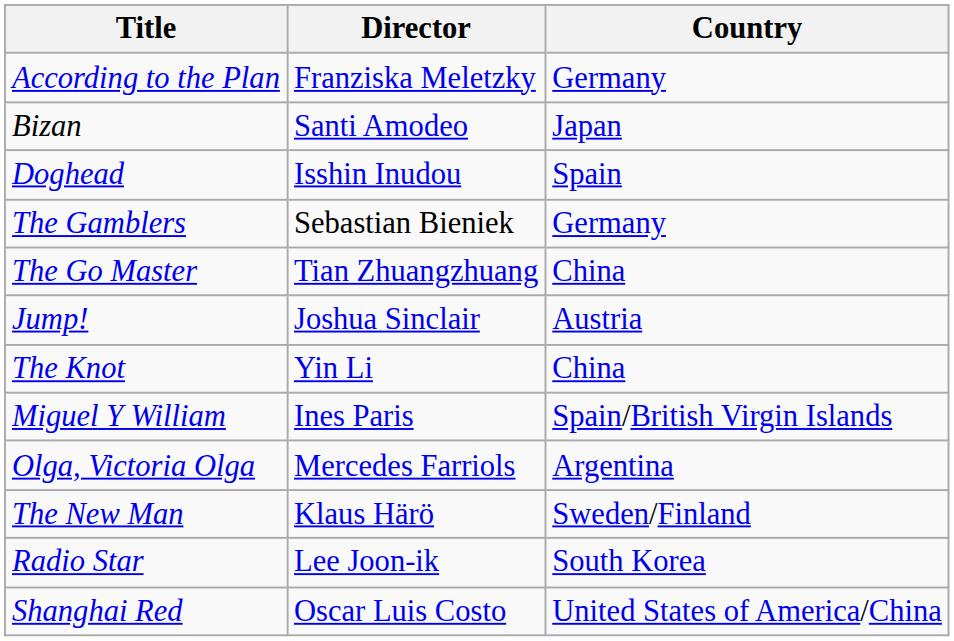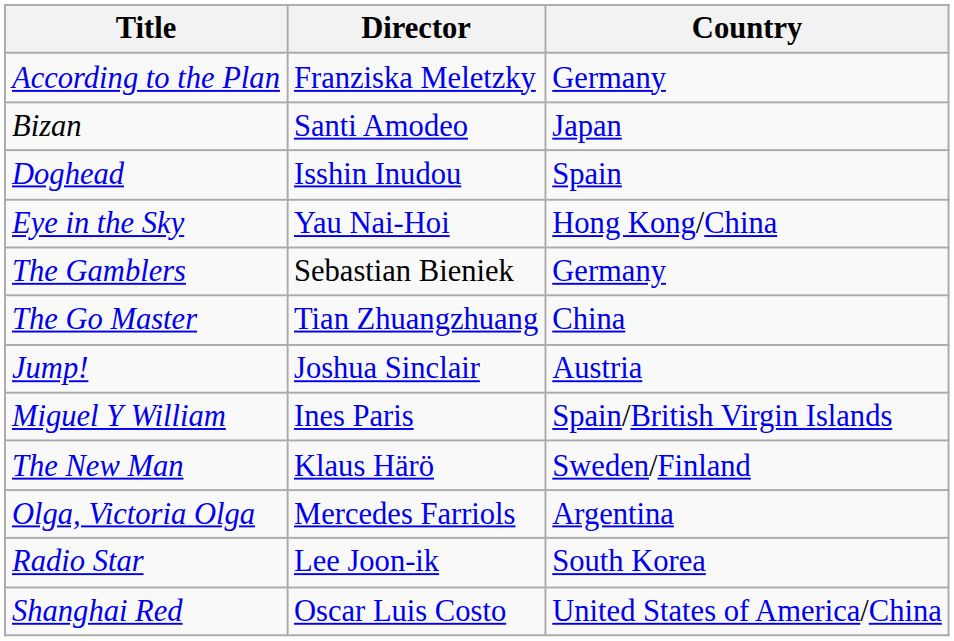+ row: (98, 222)
- row: (68, 367)
rows swapped: (98, 513) <-> (134, 464)
